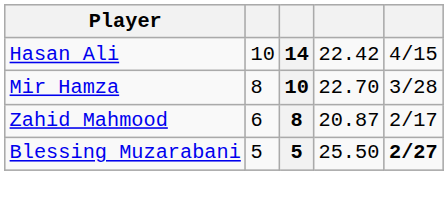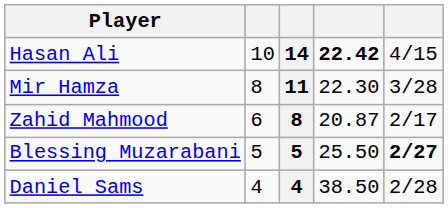(349, 54) normal -> (349, 54) bold
(297, 87) 10 -> (297, 87) 11
(349, 87) 22.70 -> (349, 87) 22.30
+ row: (77, 187)
